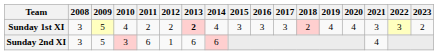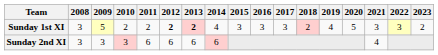(125, 26) 4 -> (125, 26) 2
(171, 26) normal -> (171, 26) bold
(354, 26) 4 -> (354, 26) 5
(103, 42) 5 -> (103, 42) 3
(171, 42) 1 -> (171, 42) 6
